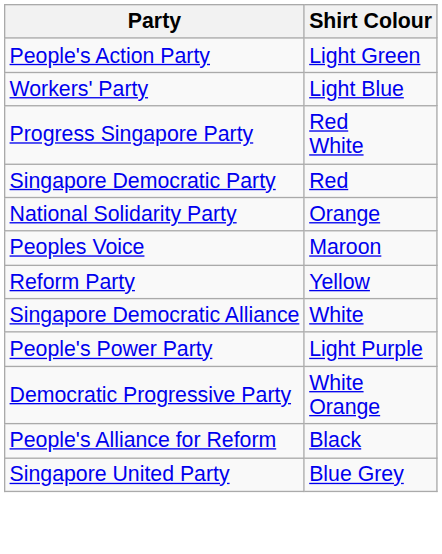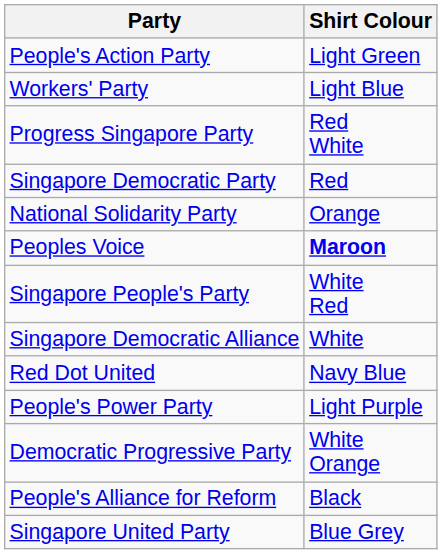(345, 247) normal -> (348, 247) bold
- row: (72, 281)
+ row: (129, 293)
+ row: (82, 372)
